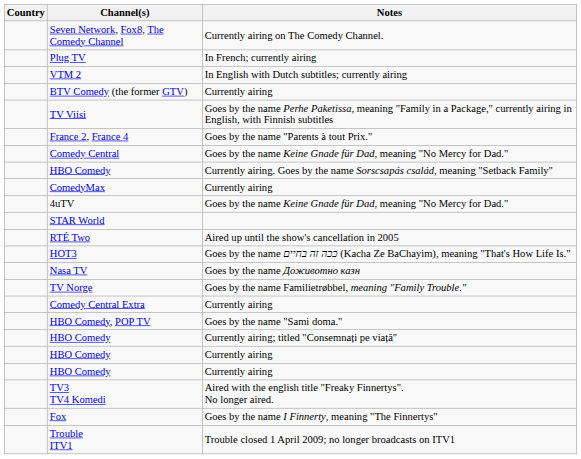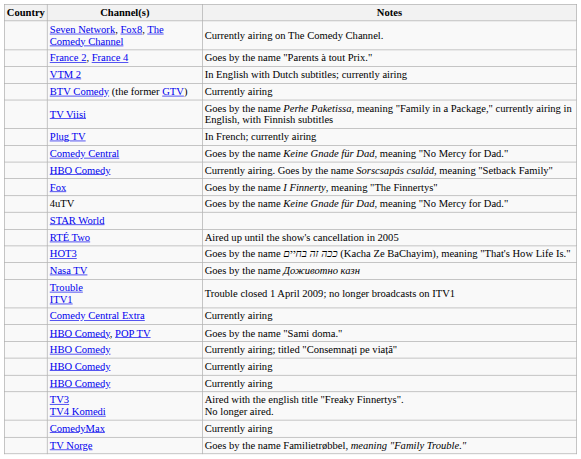rows swapped: (68, 58) <-> (89, 137)
rows swapped: (58, 416) <-> (77, 187)
rows swapped: (71, 287) <-> (66, 439)
